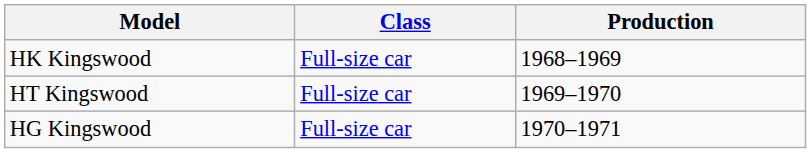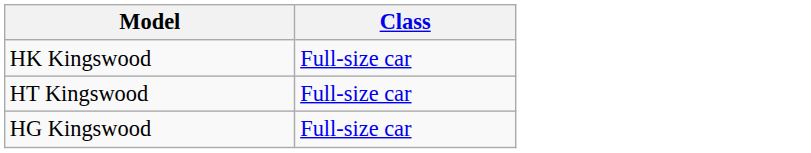- column: (661, 22)
